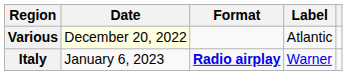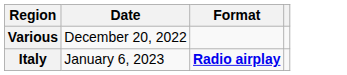- column: (310, 15)
(125, 37) lightyellow background -> (125, 37) no background
